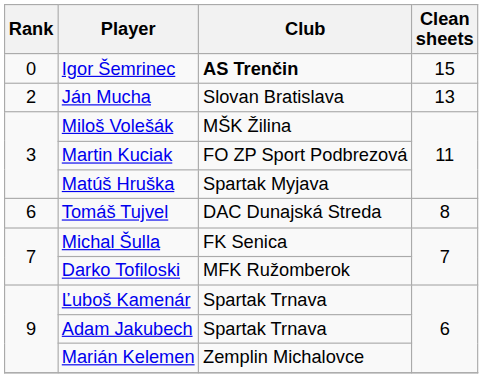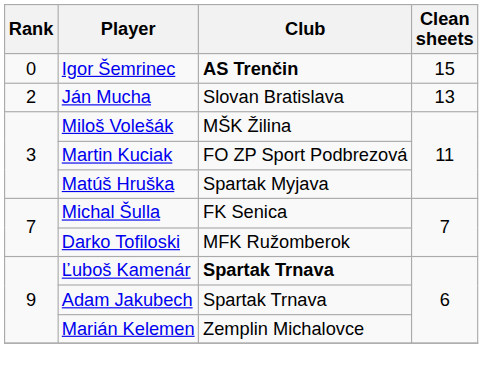- row: (115, 213)
(265, 299) normal -> (268, 270) bold
